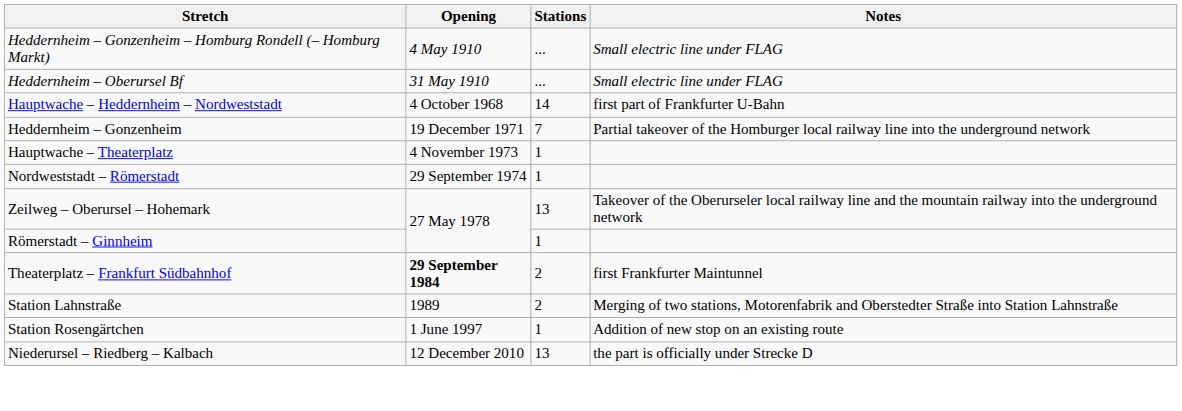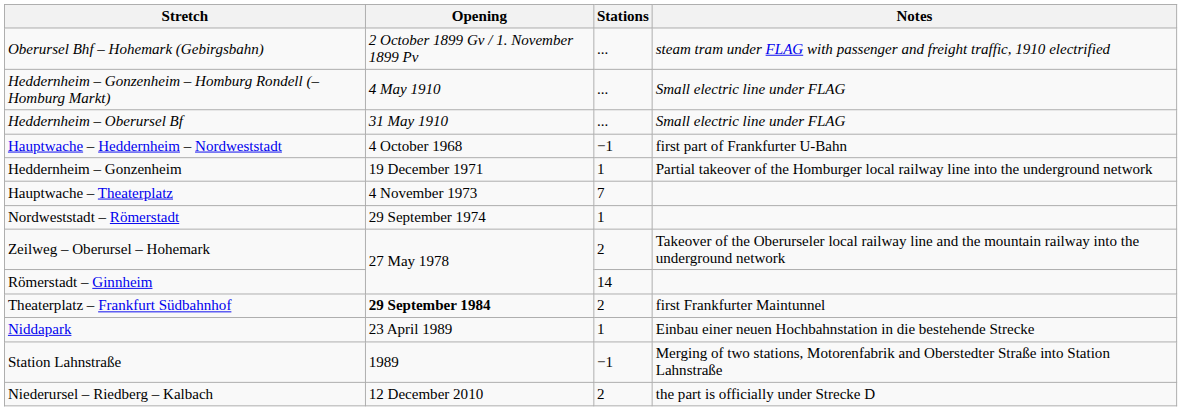+ row: (136, 48)
(542, 104) 14 -> (605, 145) −1
(538, 128) 7 -> (601, 169) 1
(538, 152) 1 -> (601, 193) 7
(542, 208) 13 -> (601, 249) 2
(538, 241) 1 -> (604, 281) 14
+ row: (40, 329)
(538, 305) 2 -> (605, 361) −1
- row: (76, 329)
(542, 353) 13 -> (601, 394) 2
